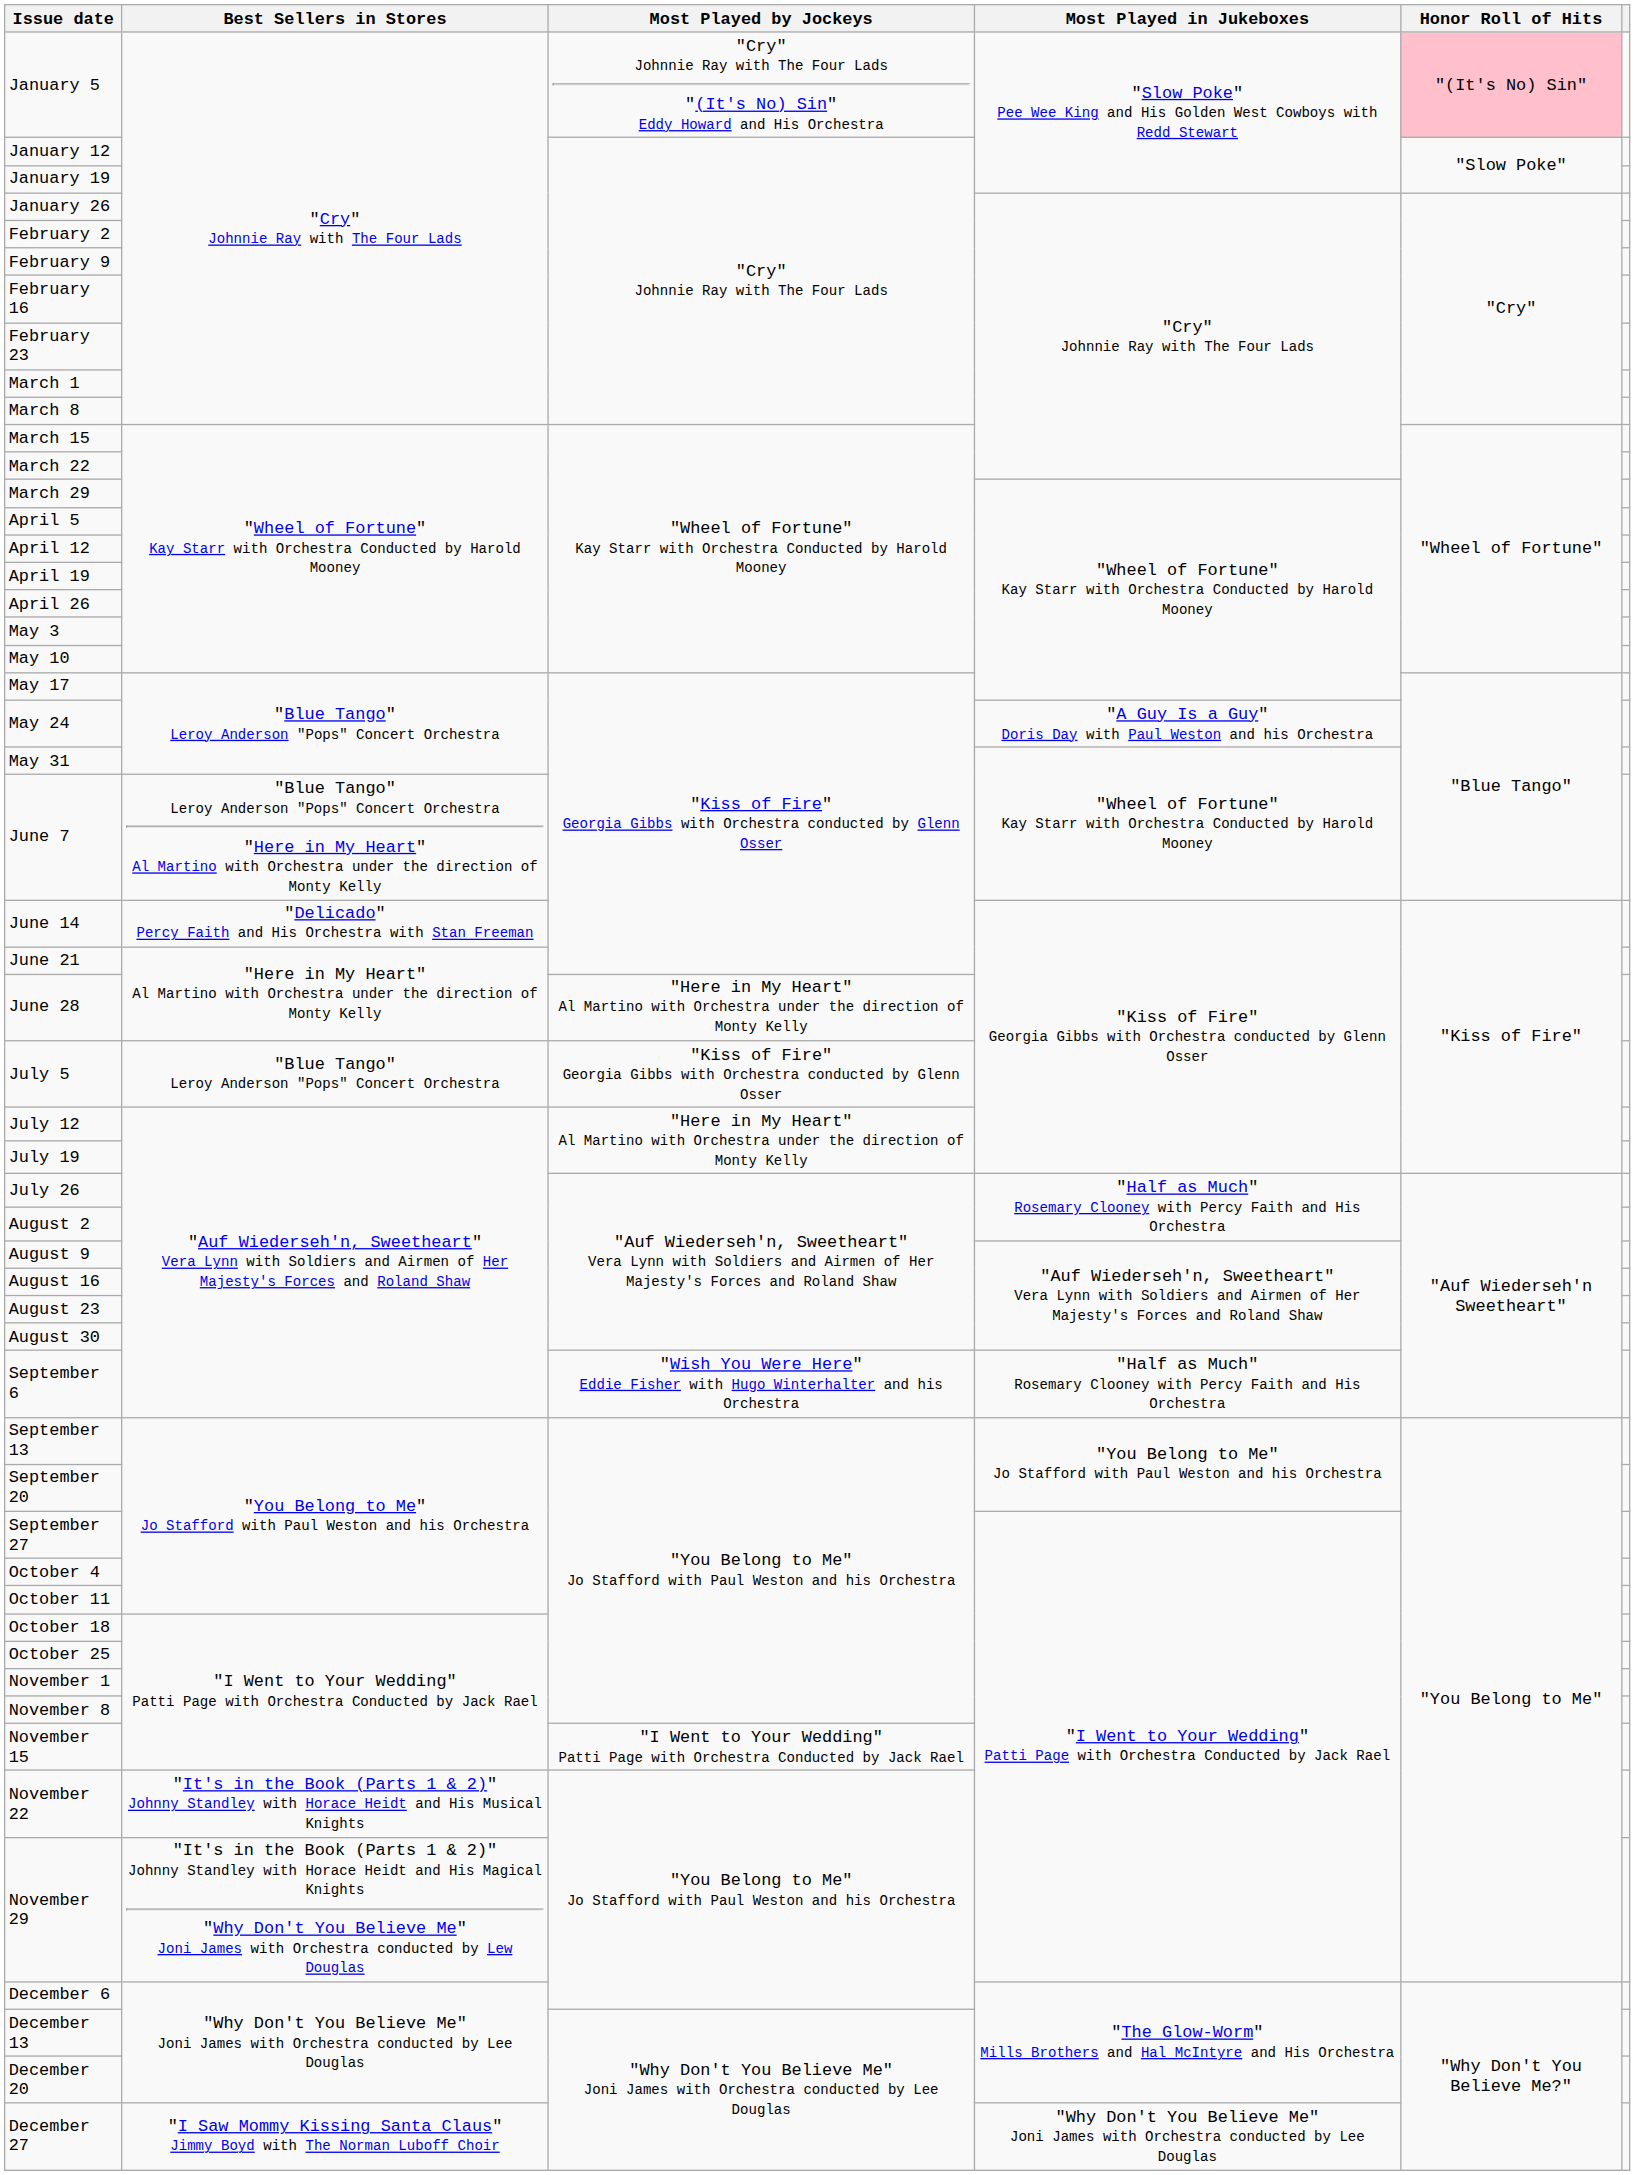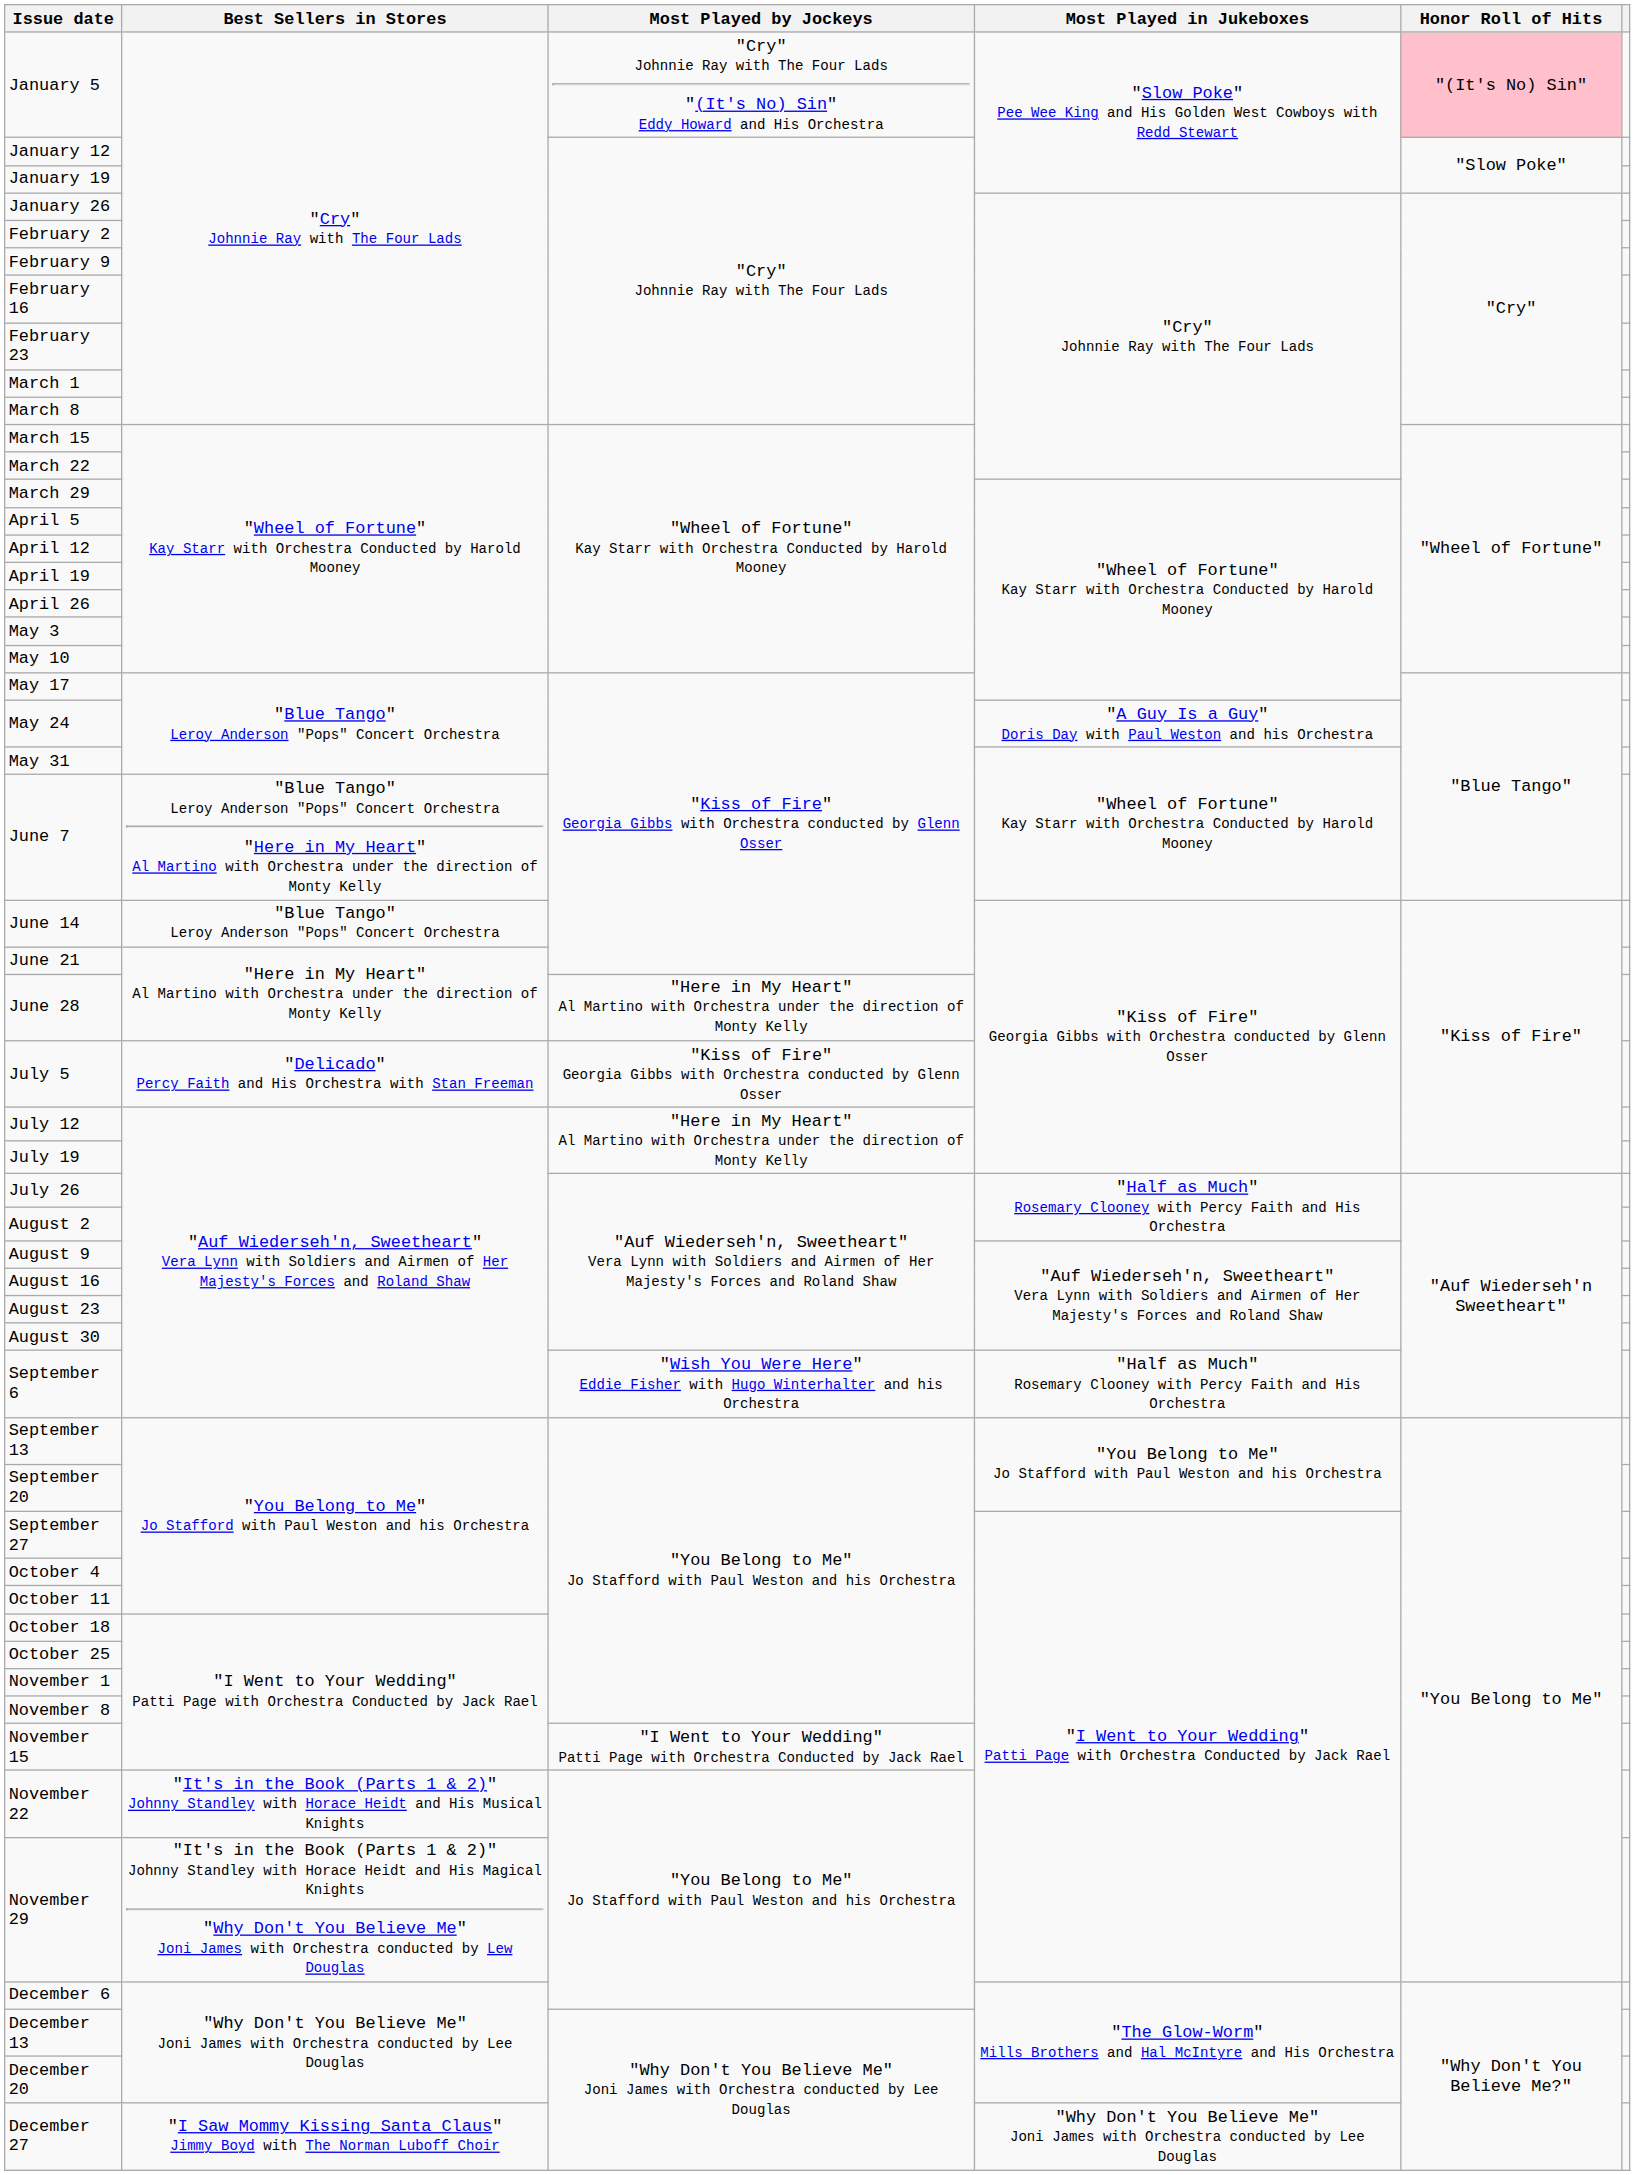(335, 923) "Delicado" Percy Faith and His Orchestra with Stan Freeman -> (335, 923) "Blue Tango" Leroy Anderson "Pops" Concert Orchestra
(335, 1073) "Blue Tango" Leroy Anderson "Pops" Concert Orchestra -> (335, 1073) "Delicado" Percy Faith and His Orchestra with Stan Freeman
